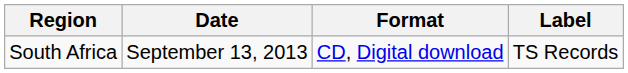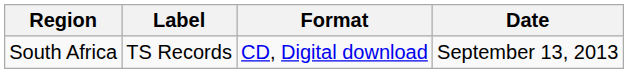columns swapped: (217, 20) <-> (566, 20)
